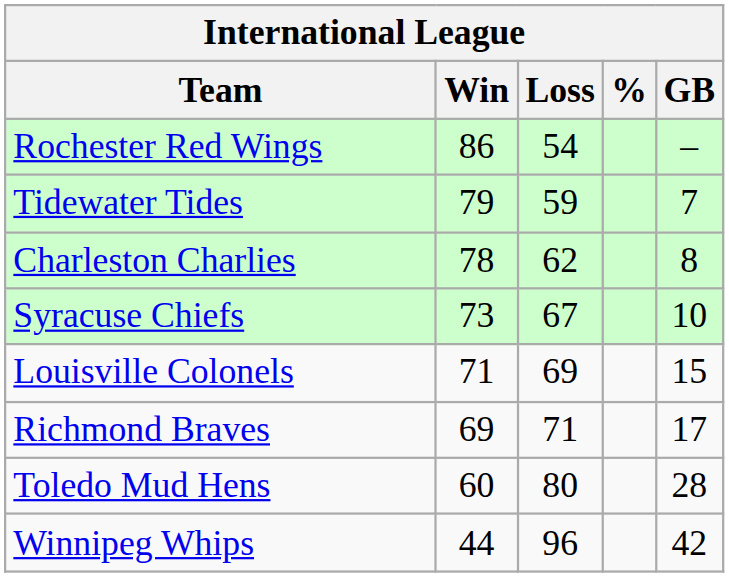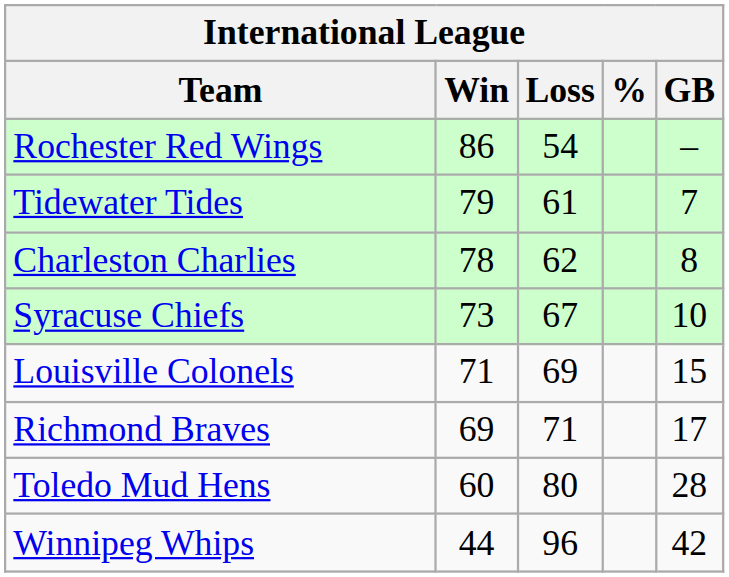(560, 202) 59 -> (560, 202) 61
